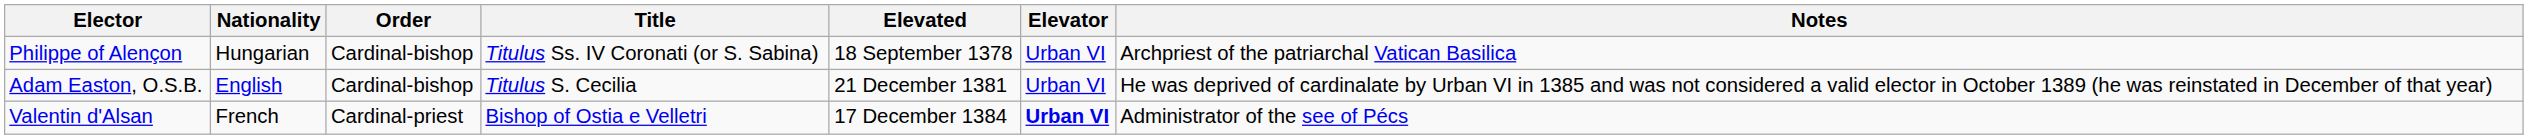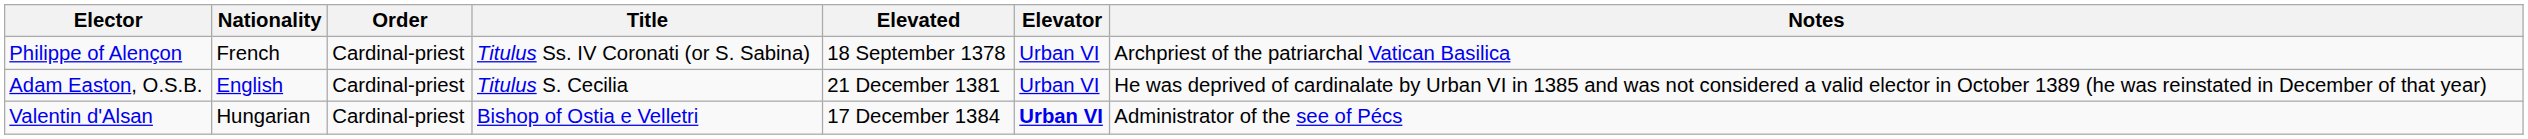(262, 52) Hungarian -> (248, 52) French
(402, 52) Cardinal-bishop -> (398, 52) Cardinal-priest
(402, 85) Cardinal-bishop -> (398, 85) Cardinal-priest
(247, 117) French -> (263, 117) Hungarian
